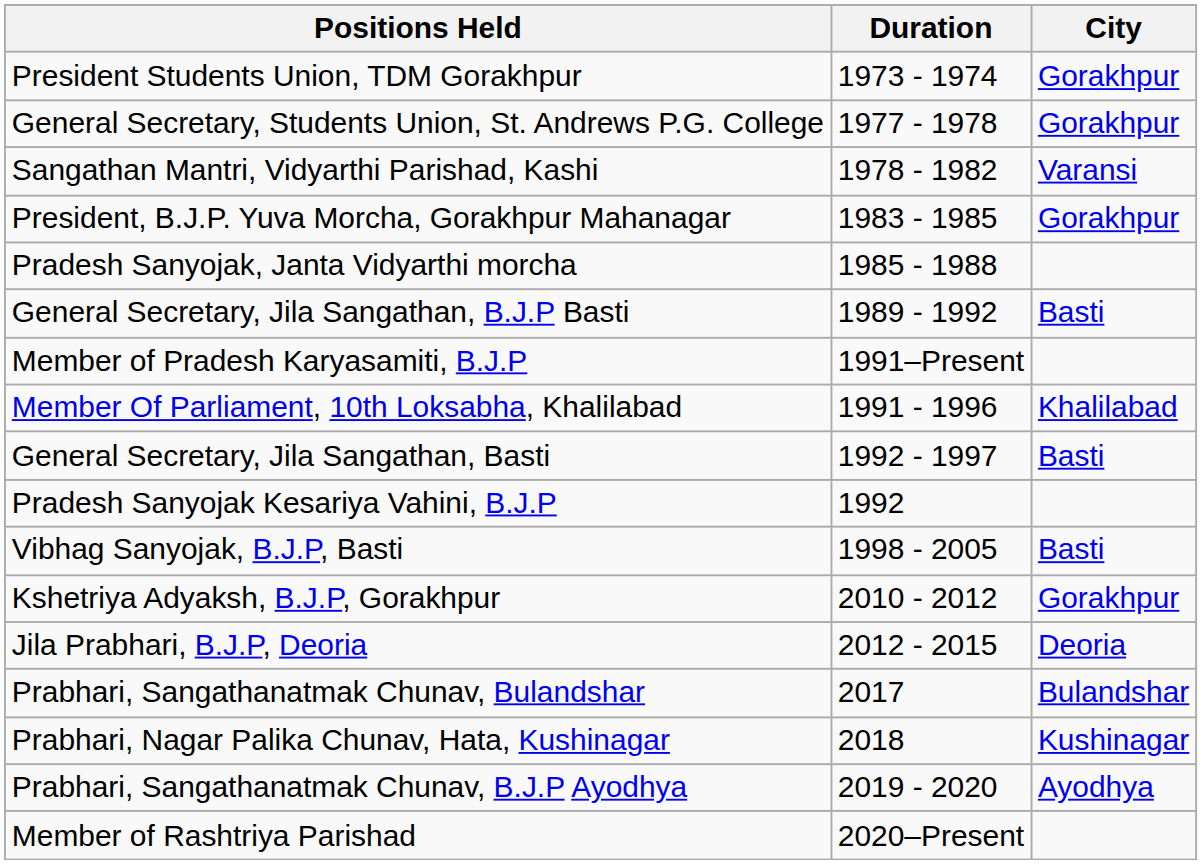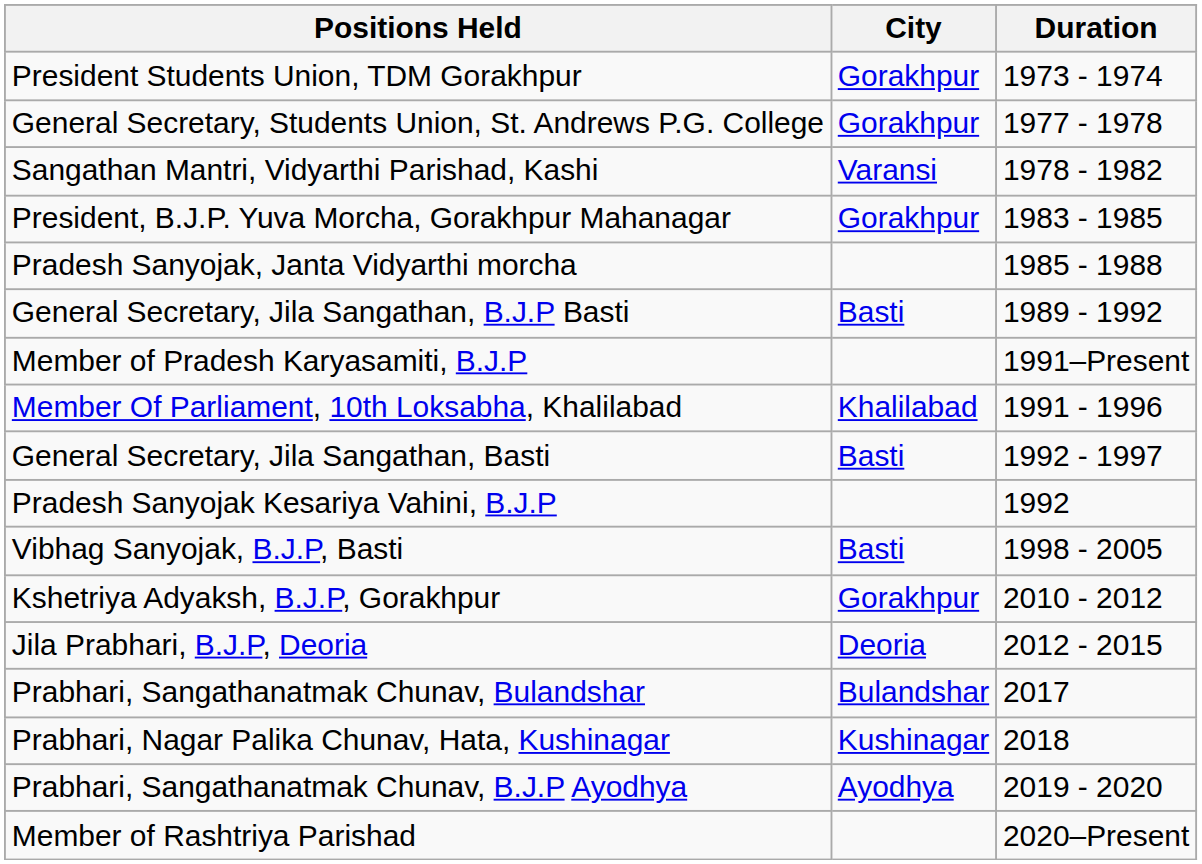columns swapped: (1114, 28) <-> (931, 28)
